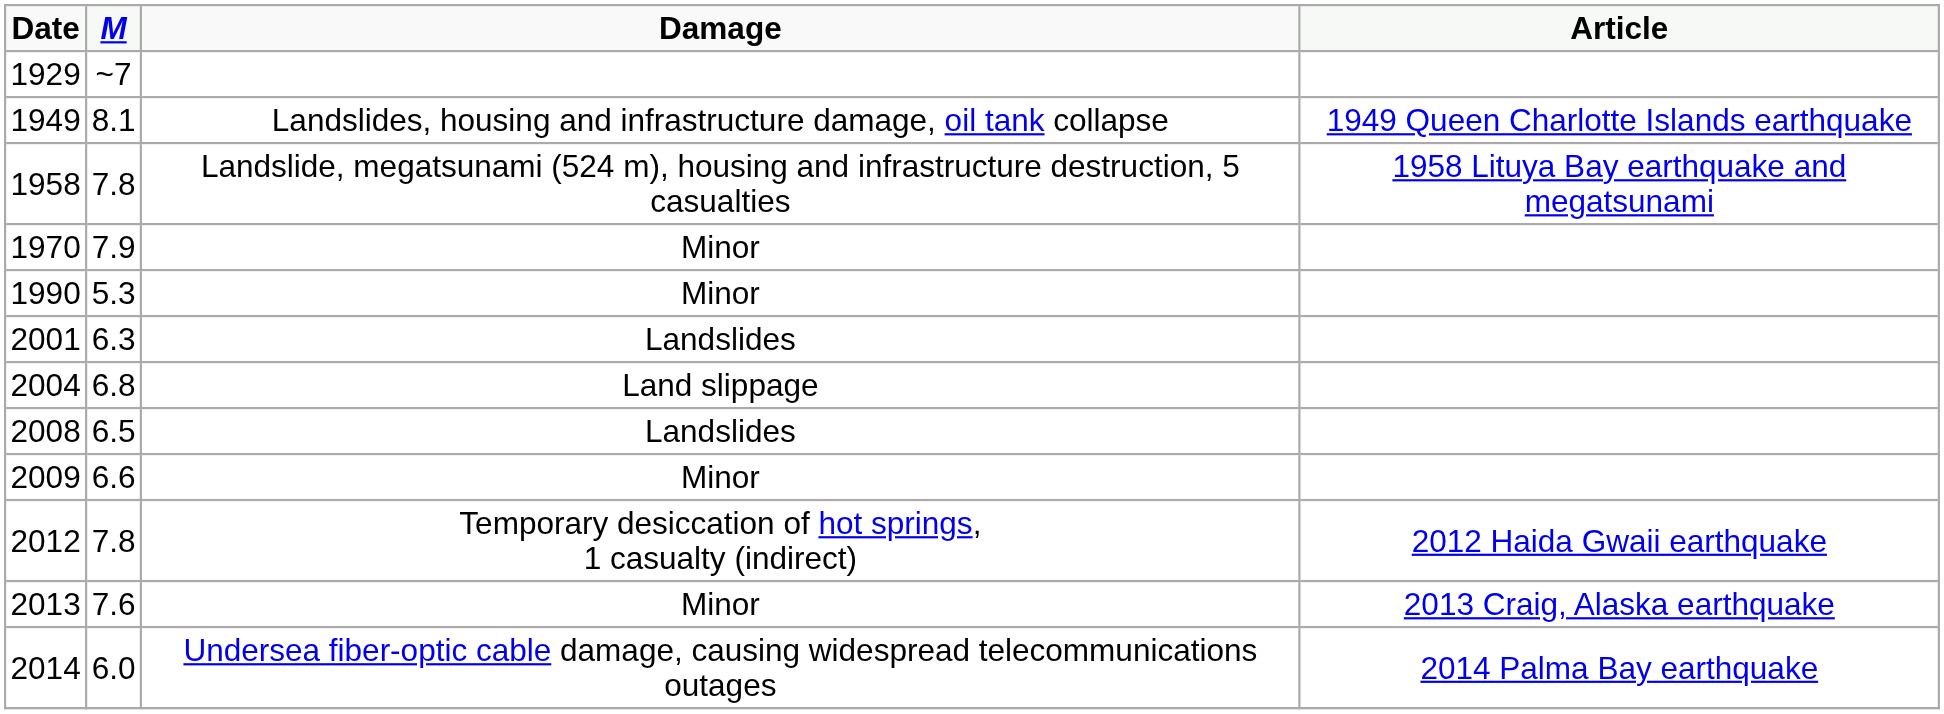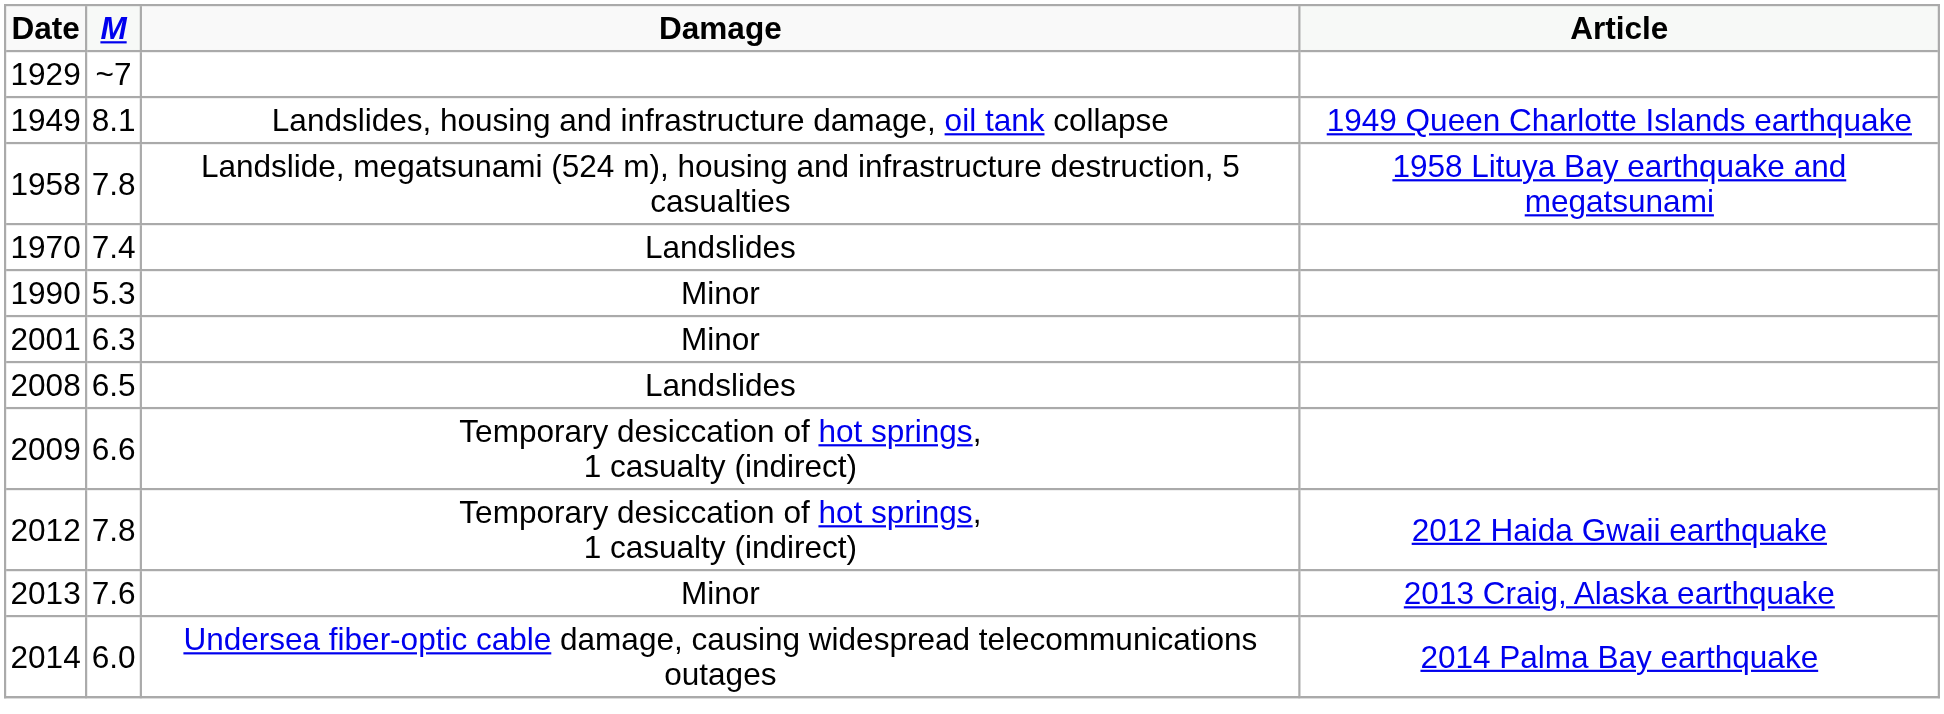(114, 247) 7.9 -> (114, 247) 7.4
(720, 247) Minor -> (720, 247) Landslides
(720, 339) Landslides -> (720, 339) Minor
- row: (46, 385)
(720, 477) Minor -> (720, 449) Temporary desiccation of hot springs, 1 casualty (indirect)
